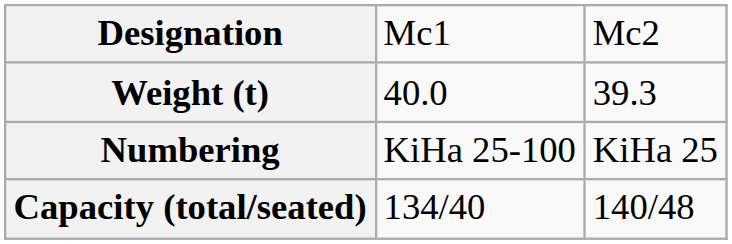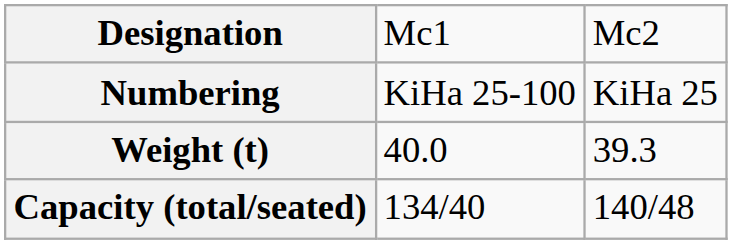rows swapped: (190, 149) <-> (190, 91)
